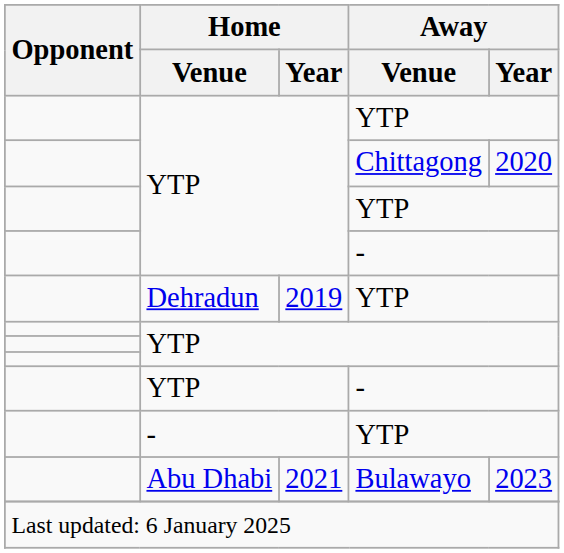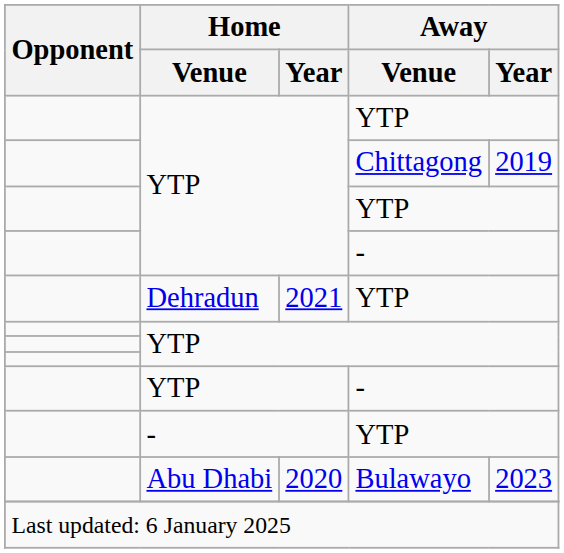(524, 162) 2020 -> (524, 162) 2019
(314, 298) 2019 -> (314, 298) 2021
(314, 478) 2021 -> (314, 478) 2020
